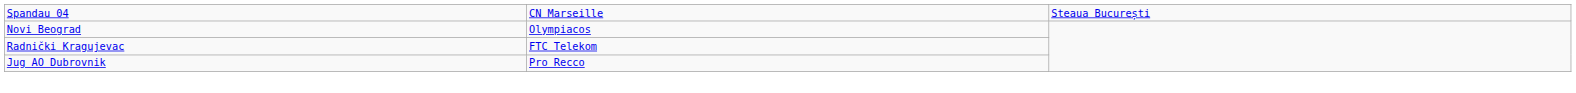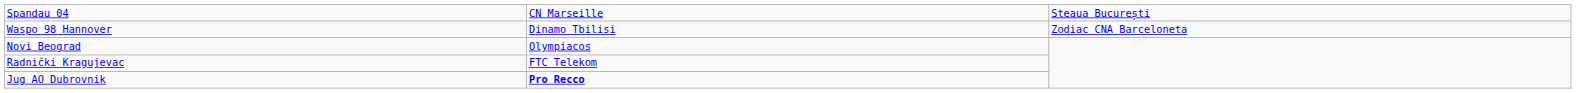+ row: (59, 30)
(557, 63) normal -> (557, 80) bold
